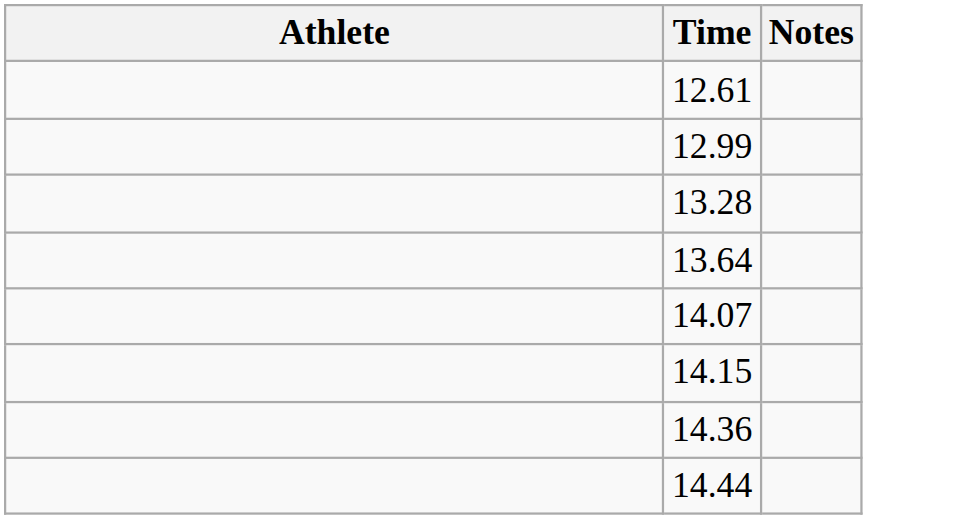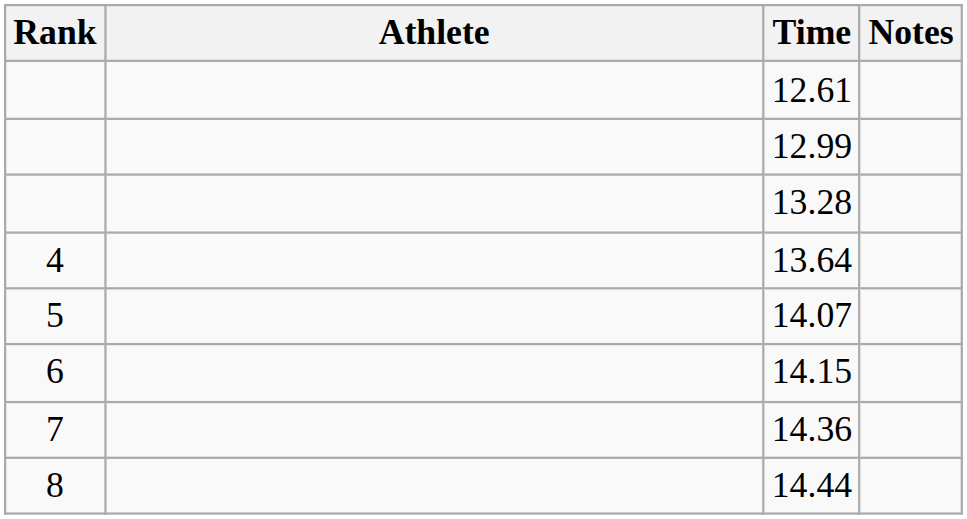+ column: (55, 32)
